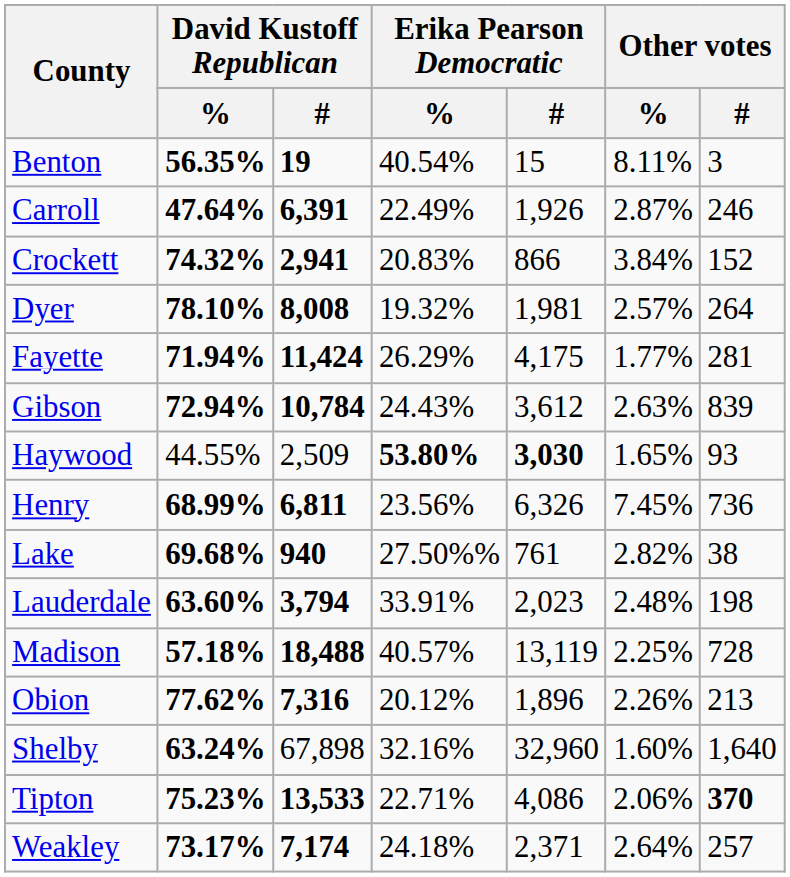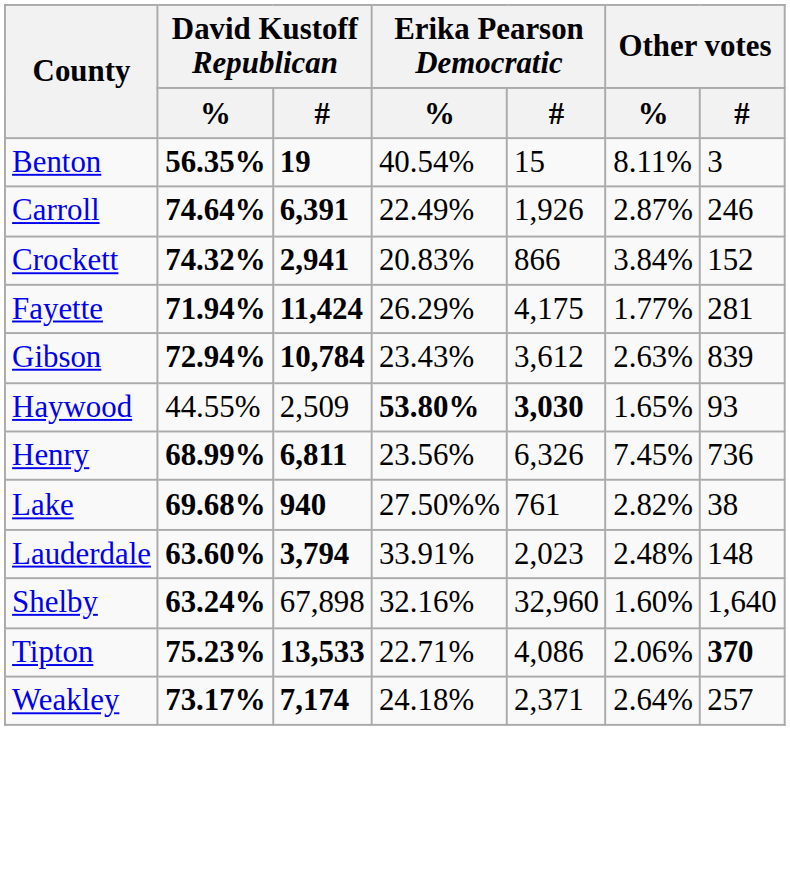(215, 210) 47.64% -> (215, 210) 74.64%
- row: (43, 308)
(427, 406) 24.43% -> (427, 357) 23.43%
(730, 602) 198 -> (730, 553) 148
- row: (66, 651)
- row: (51, 700)
